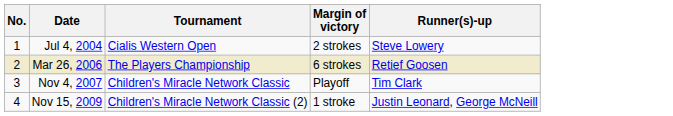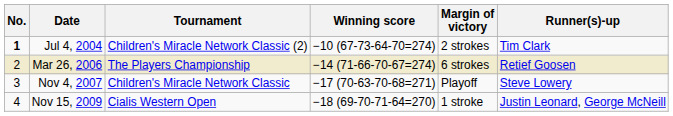+ column: (374, 21)
(17, 46) normal -> (17, 46) bold
(162, 46) Cialis Western Open -> (208, 46) Children's Miracle Network Classic (2)
(408, 46) Steve Lowery -> (525, 46) Tim Clark
(397, 84) Tim Clark -> (536, 84) Steve Lowery
(208, 102) Children's Miracle Network Classic (2) -> (162, 102) Cialis Western Open
